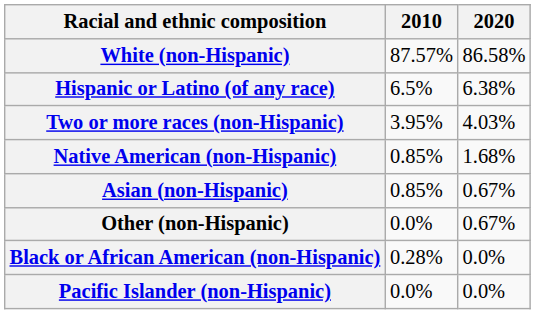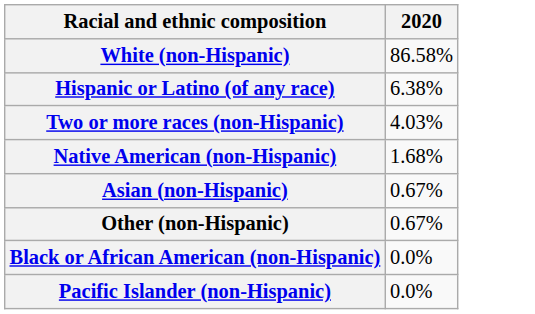- column: (421, 21)
